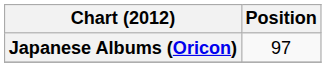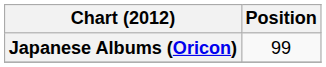(281, 47) 97 -> (281, 47) 99
